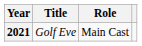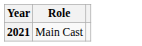- column: (56, 13)
